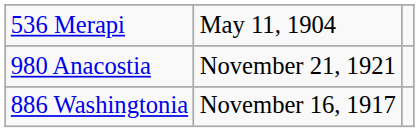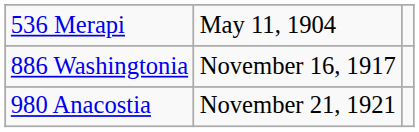rows swapped: (99, 106) <-> (81, 65)
